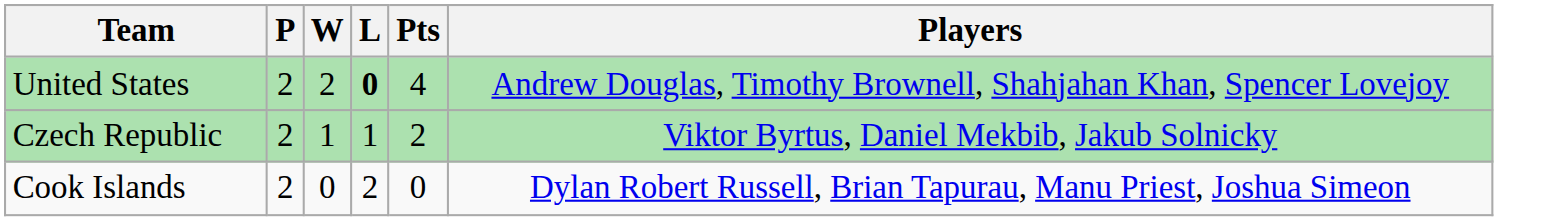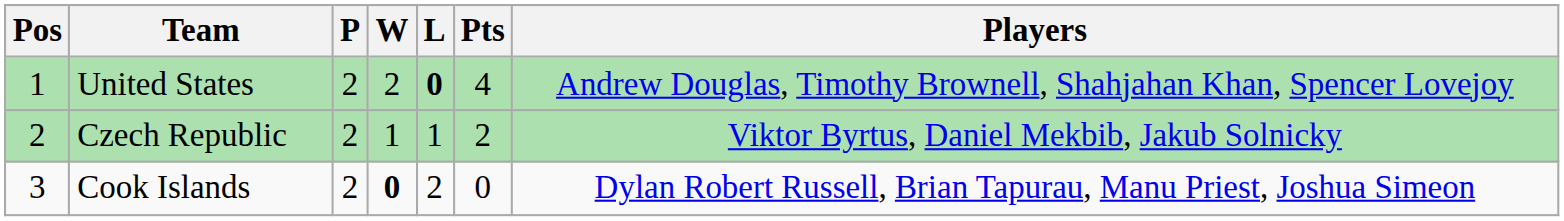+ column: (37, 30)
(327, 187) normal -> (392, 187) bold
